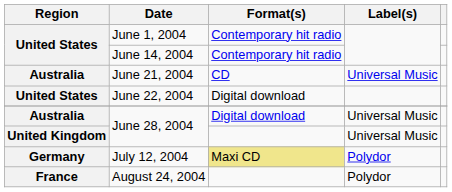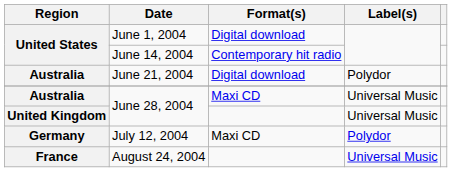(276, 34) Contemporary hit radio -> (258, 34) Digital download
(220, 75) CD -> (258, 75) Digital download
(392, 75) Universal Music -> (369, 75) Polydor
- row: (57, 95)
(258, 116) Digital download -> (236, 95) Maxi CD
(236, 156) khaki background -> (236, 136) no background
(369, 177) Polydor -> (392, 156) Universal Music
